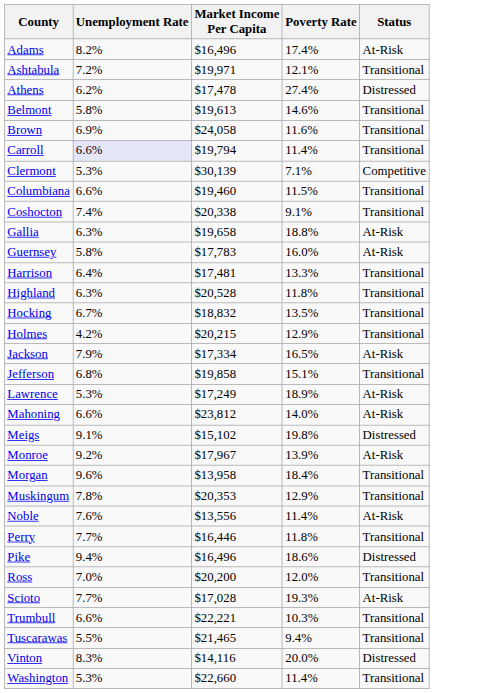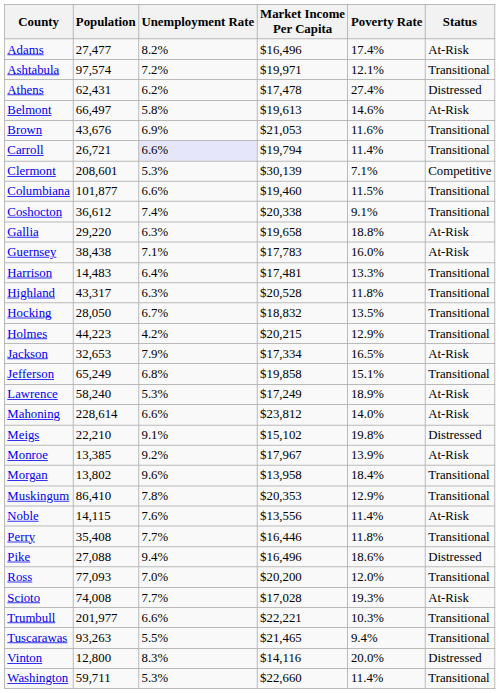+ column: (106, 21)
(393, 110) Transitional -> (449, 110) At-Risk
(215, 130) $24,058 -> (281, 130) $21,053
(89, 252) 5.8% -> (155, 252) 7.1%
